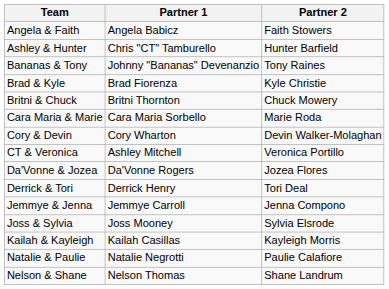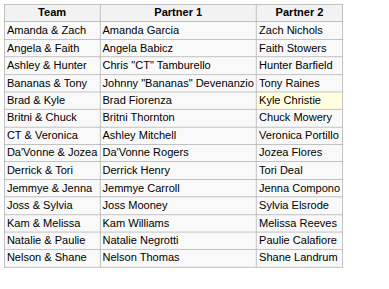+ row: (46, 30)
(295, 83) no background -> (290, 100) lightyellow background
- row: (55, 118)
- row: (39, 135)
- row: (50, 240)
+ row: (44, 223)
